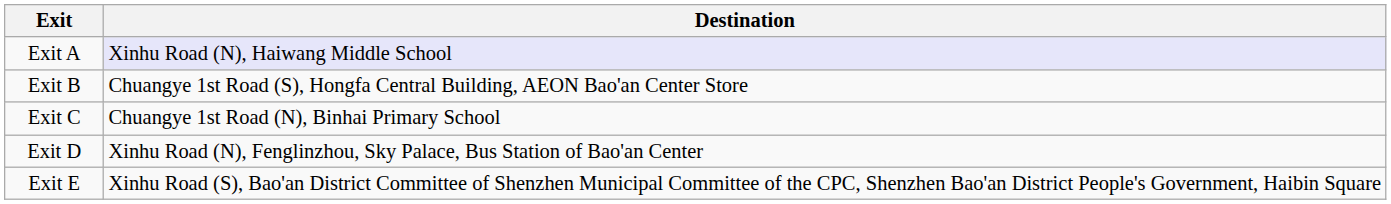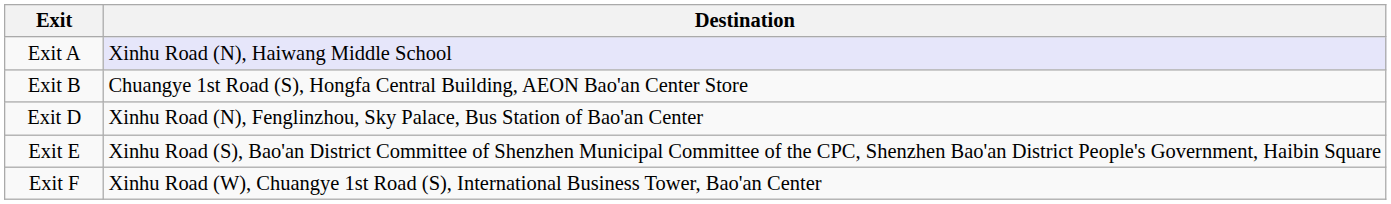- row: (54, 118)
+ row: (54, 183)
